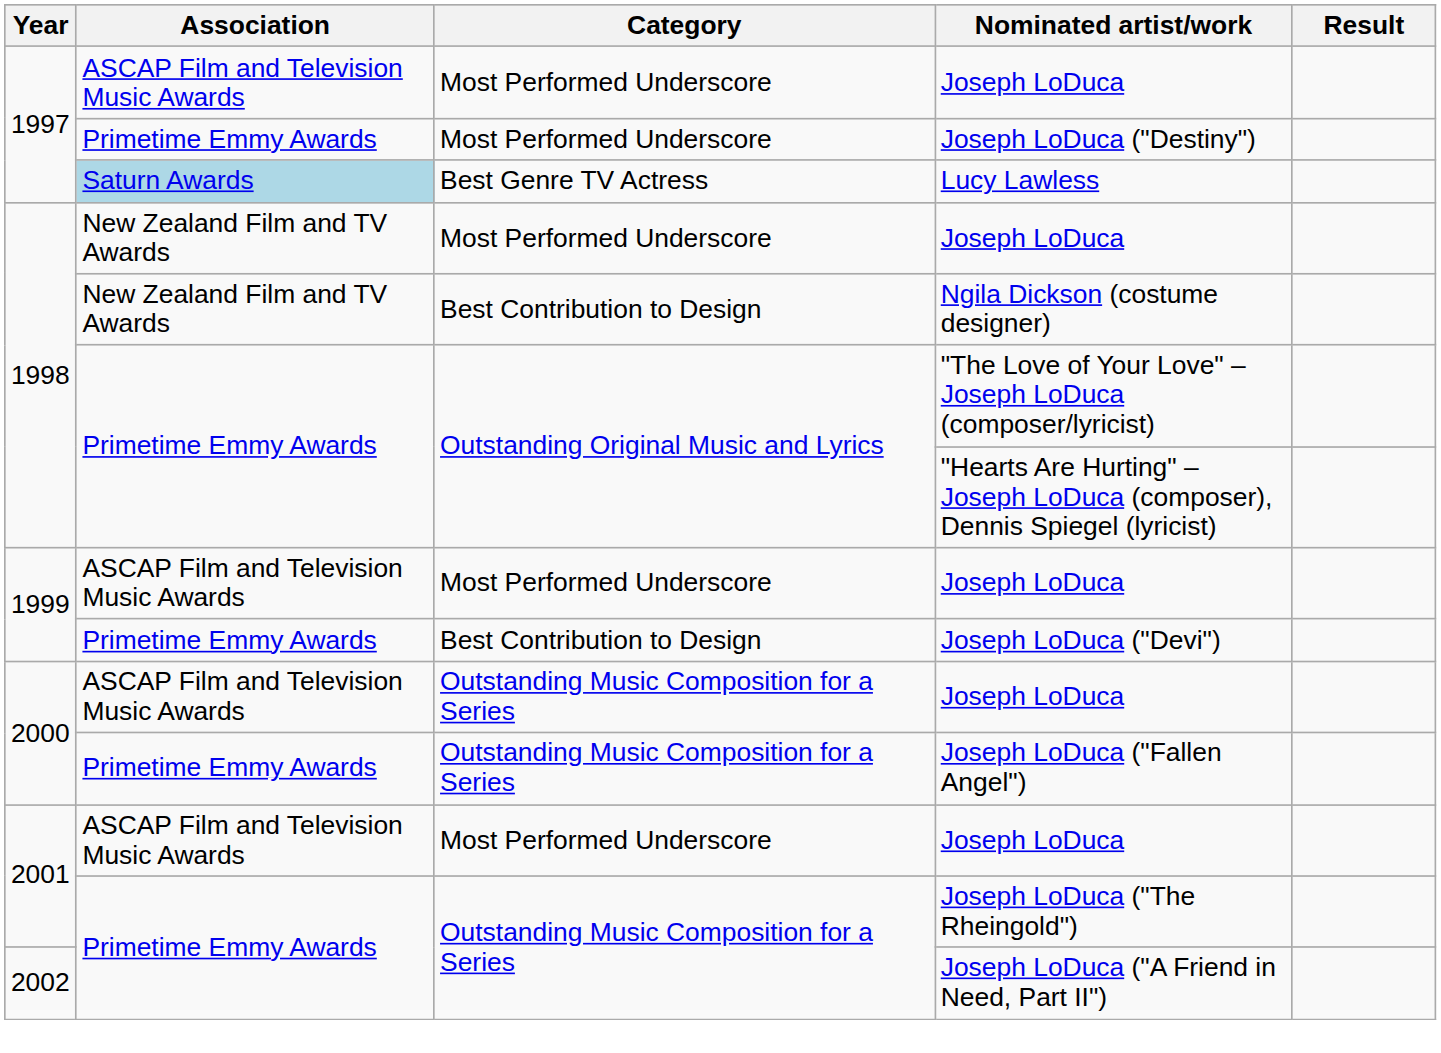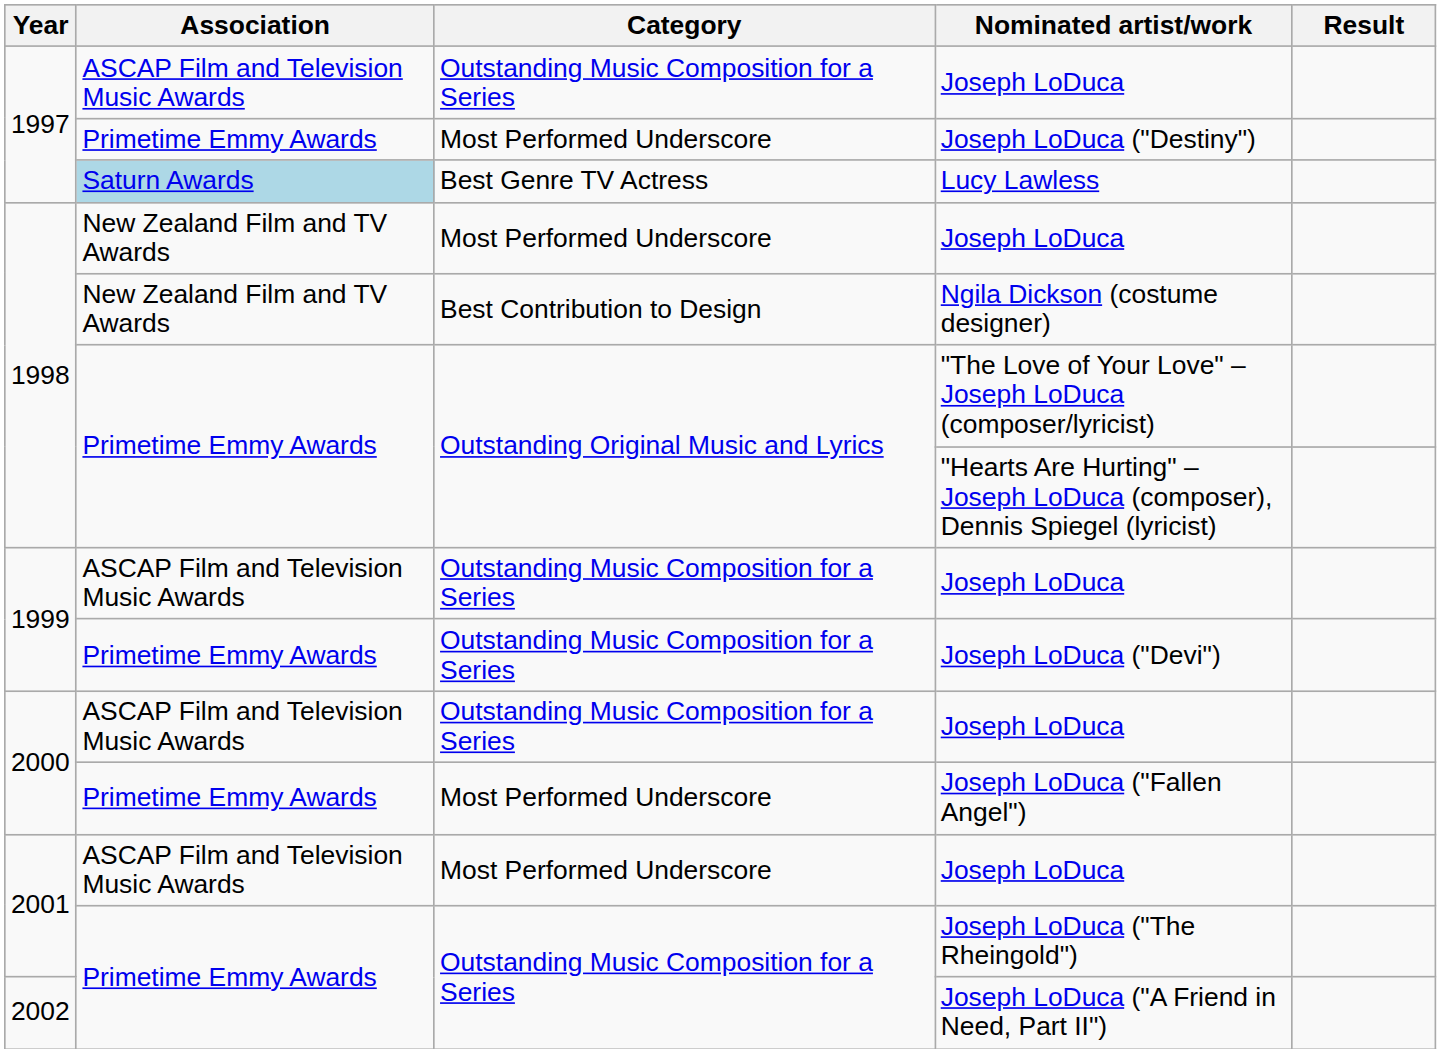(606, 82) Most Performed Underscore -> (656, 82) Outstanding Music Composition for a Series
(606, 583) Most Performed Underscore -> (656, 583) Outstanding Music Composition for a Series
(601, 639) Best Contribution to Design -> (656, 654) Outstanding Music Composition for a Series
(656, 768) Outstanding Music Composition for a Series -> (606, 797) Most Performed Underscore
